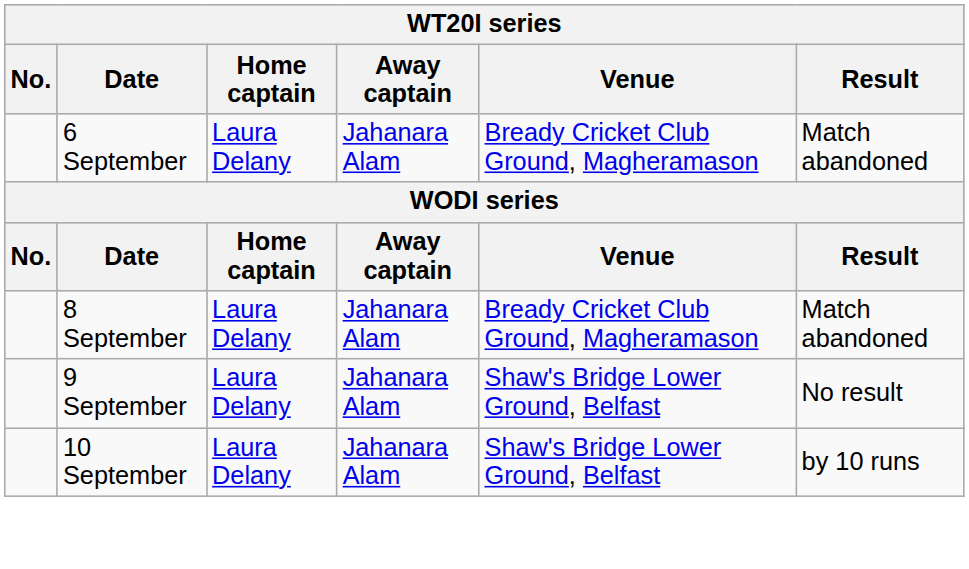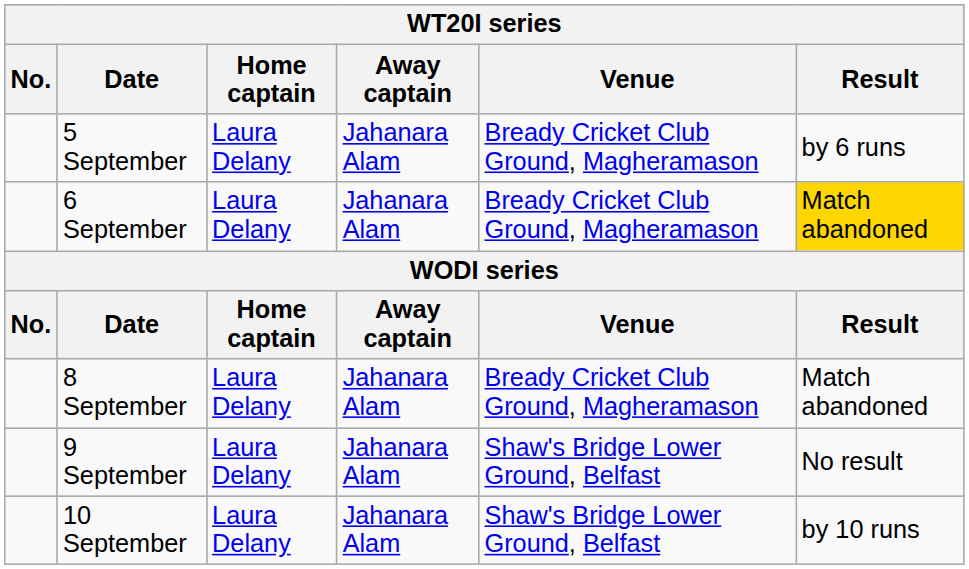+ row: (125, 147)
(865, 147) no background -> (865, 215) gold background
